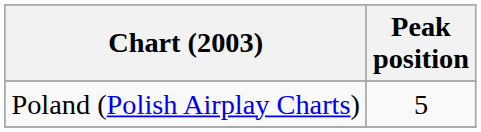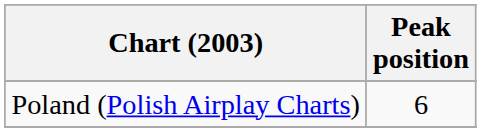(421, 103) 5 -> (421, 103) 6
